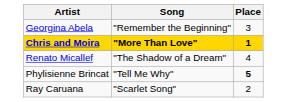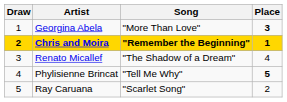+ column: (19, 12)
(172, 27) "Remember the Beginning" -> (161, 27) "More Than Love"
(248, 27) normal -> (267, 27) bold
(155, 43) "More Than Love" -> (186, 43) "Remember the Beginning"
